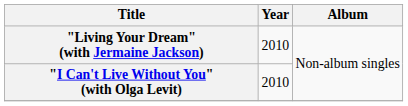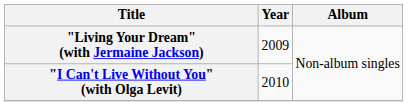(275, 44) 2010 -> (275, 44) 2009
